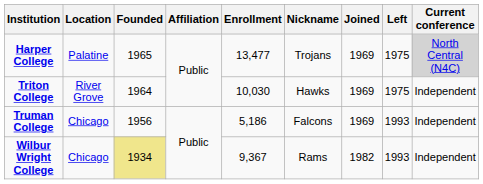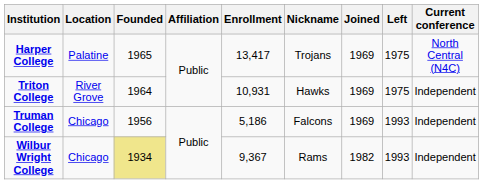(253, 55) 13,477 -> (253, 55) 13,417
(445, 55) lightgrey background -> (445, 55) no background
(253, 91) 10,030 -> (253, 91) 10,931
